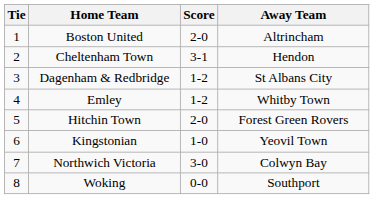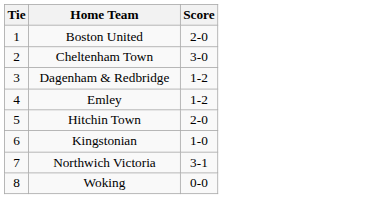- column: (293, 15)
(199, 57) 3-1 -> (199, 57) 3-0
(199, 162) 3-0 -> (199, 162) 3-1
